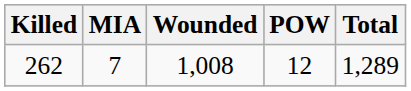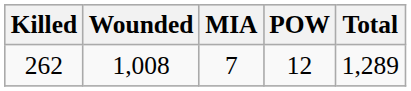columns swapped: (205, 24) <-> (115, 24)
